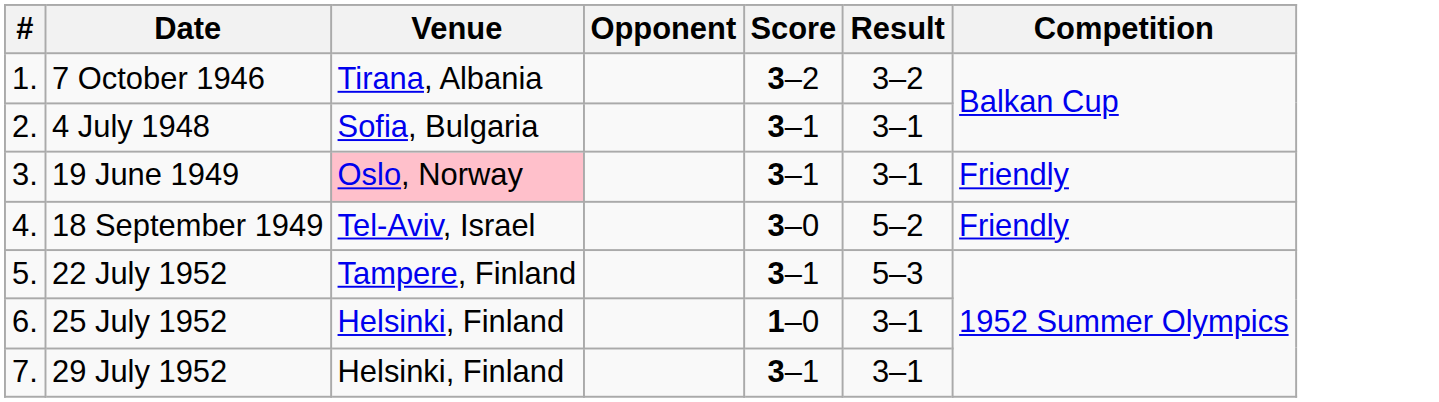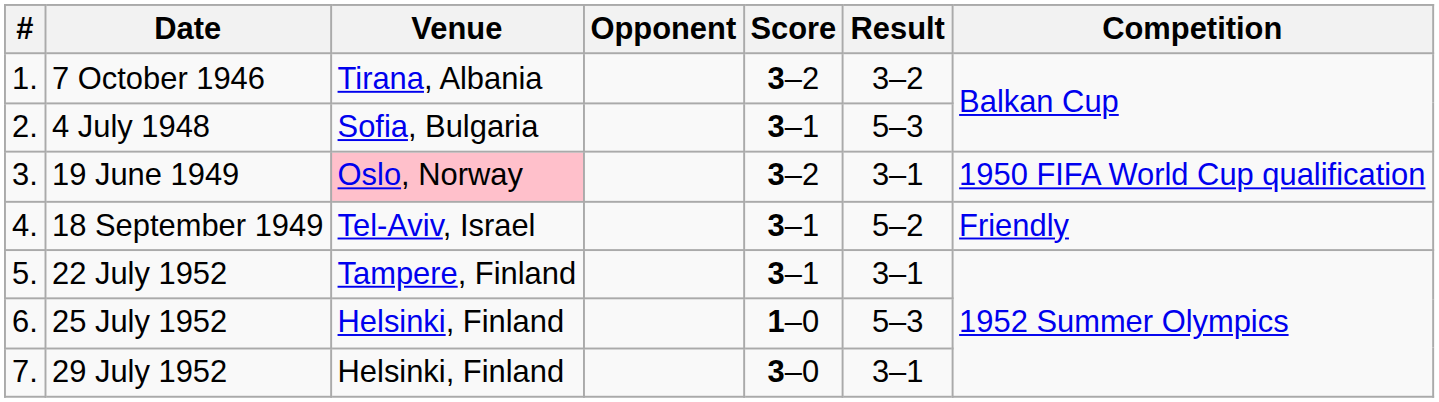(898, 126) 3–1 -> (898, 126) 5–3
(793, 175) 3–1 -> (793, 175) 3–2
(1014, 175) Friendly -> (1192, 175) 1950 FIFA World Cup qualification
(793, 224) 3–0 -> (793, 224) 3–1
(898, 273) 5–3 -> (898, 273) 3–1
(898, 322) 3–1 -> (898, 322) 5–3
(793, 371) 3–1 -> (793, 371) 3–0
